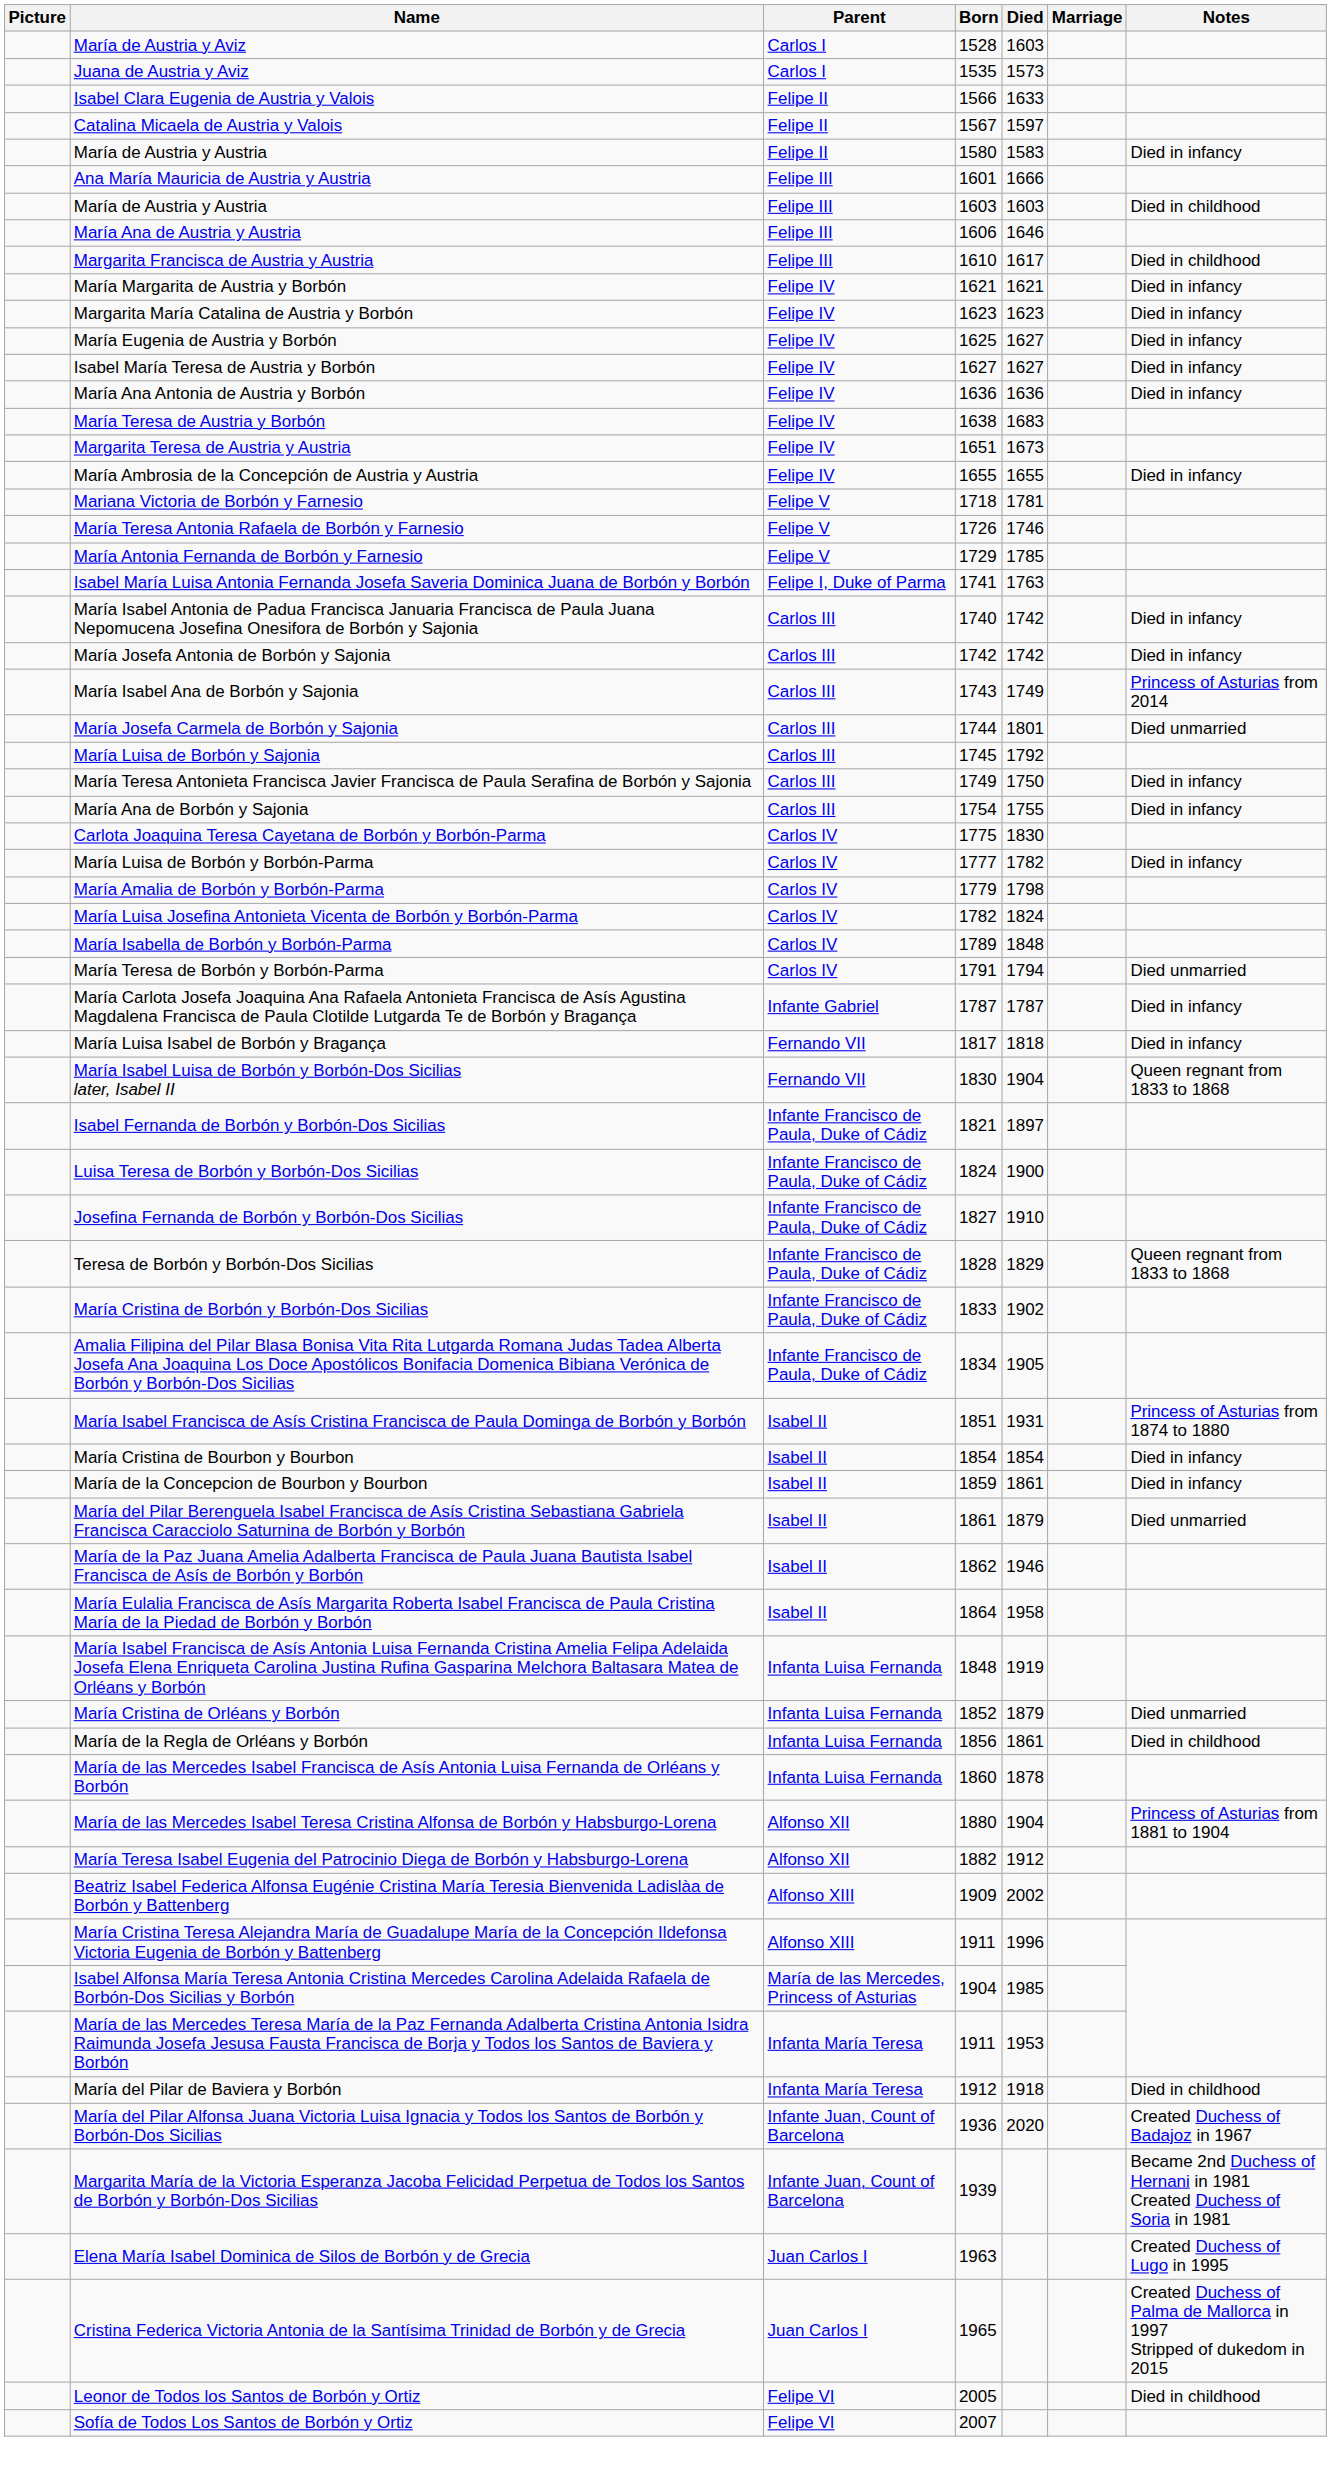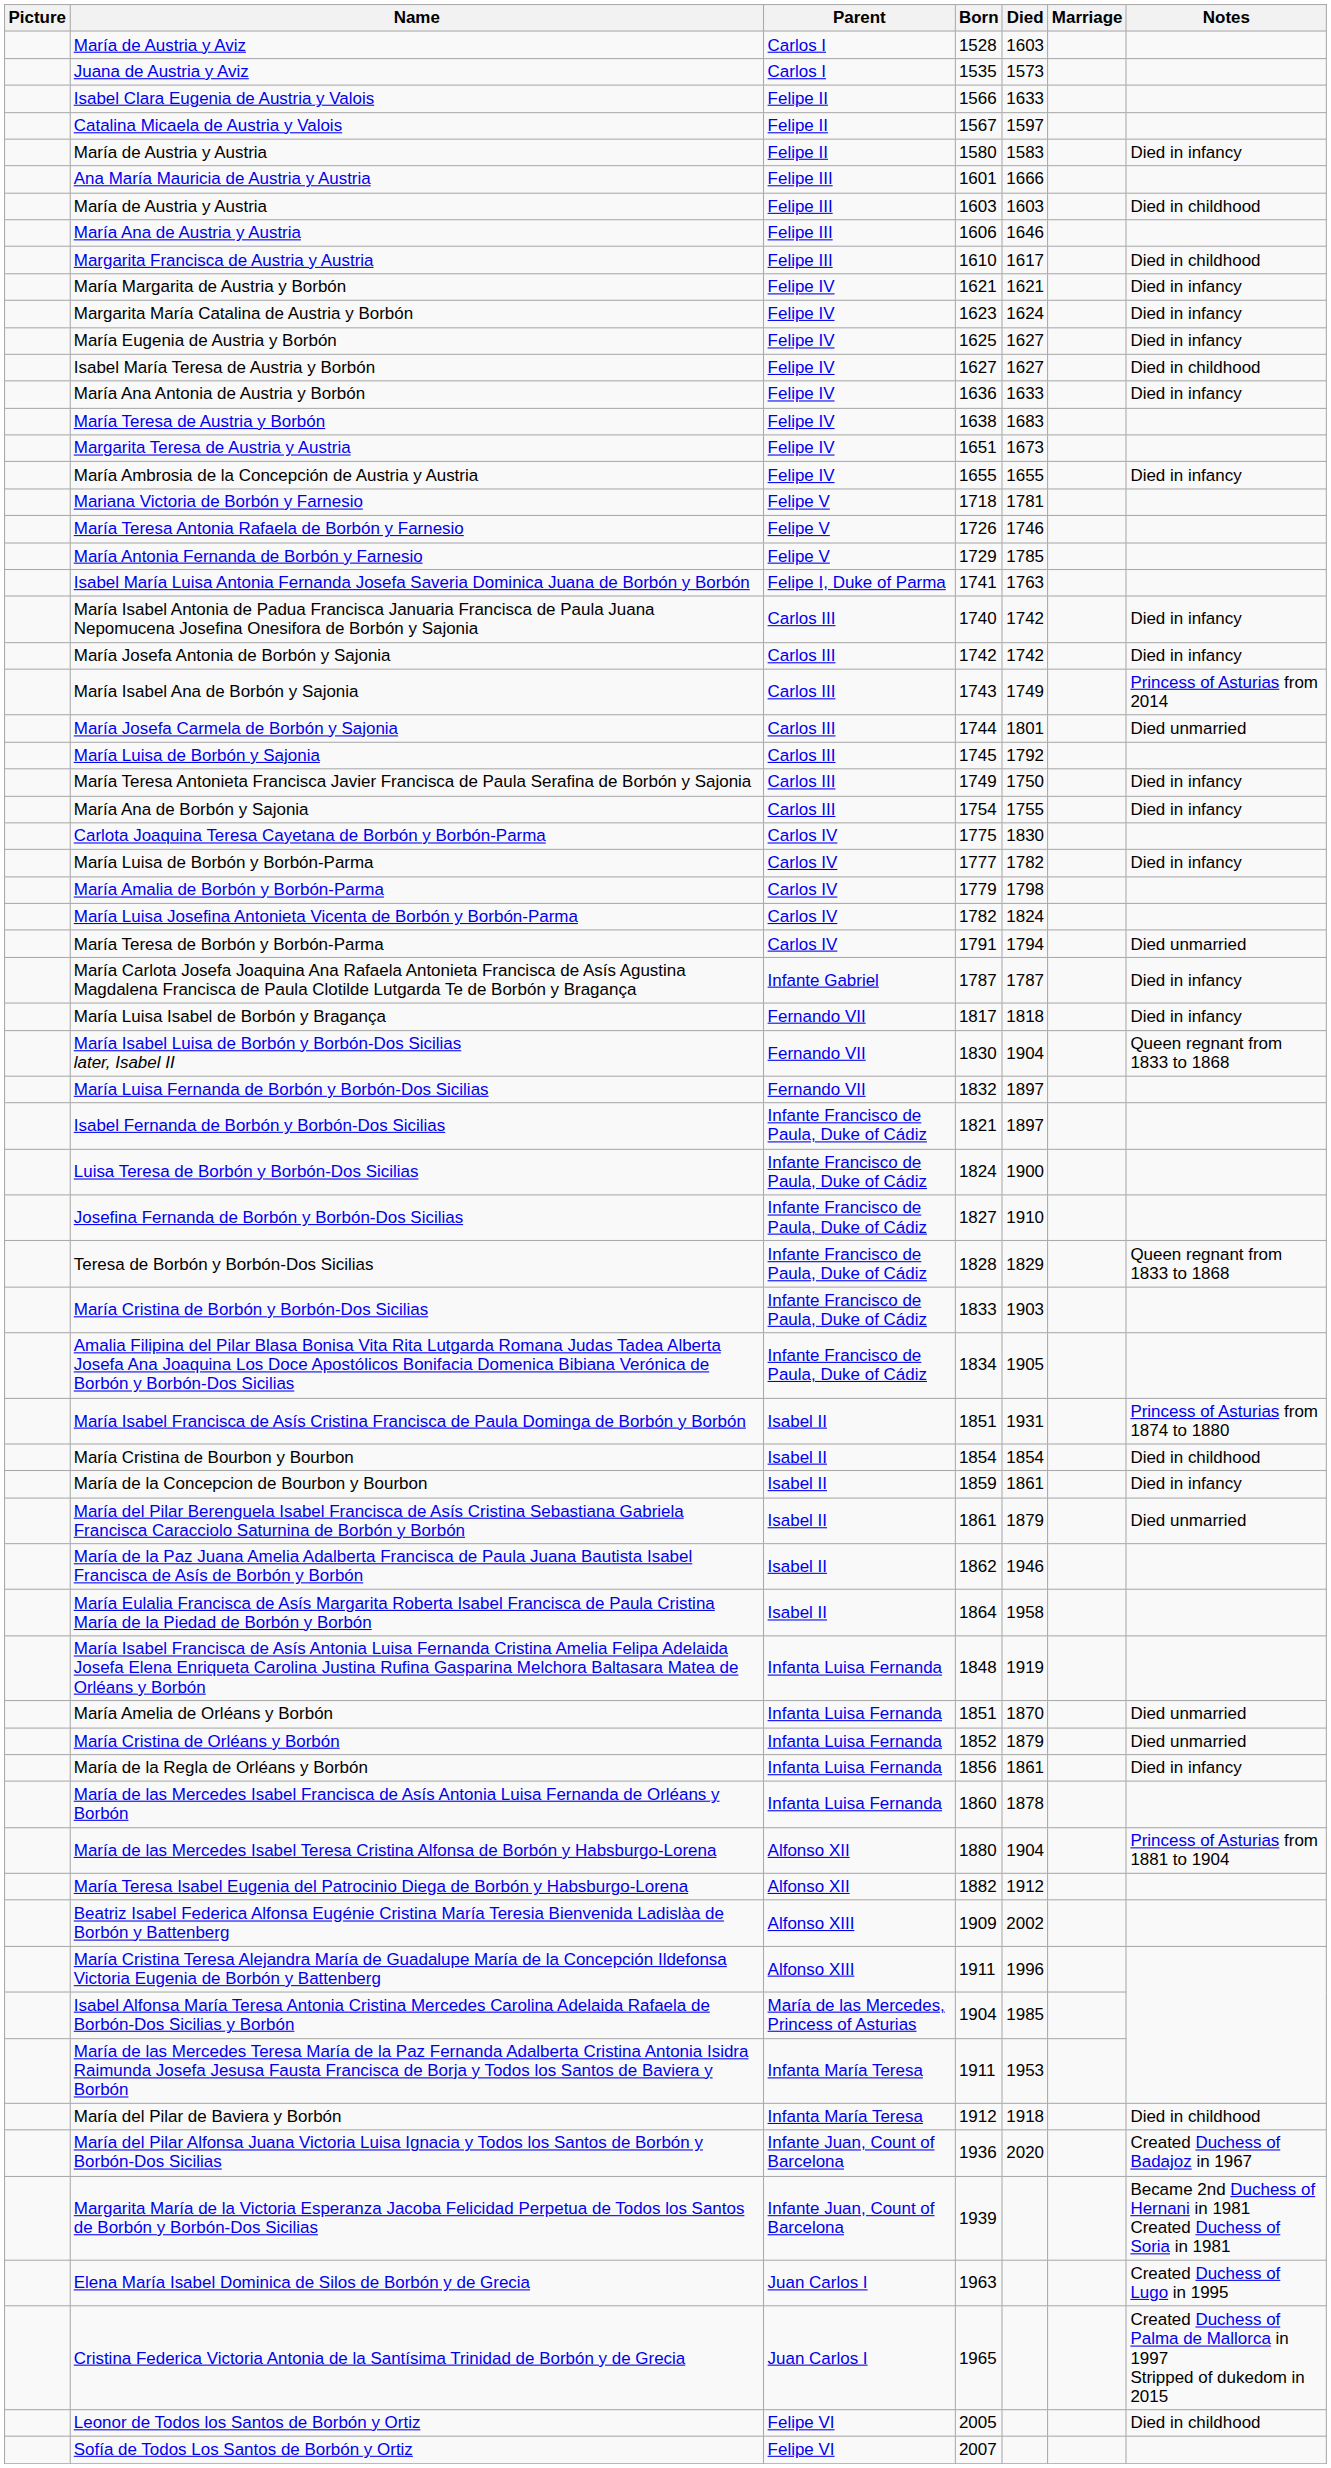(1025, 313) 1623 -> (1025, 313) 1624
(1186, 367) Died in infancy -> (1195, 367) Died in childhood
(1025, 394) 1636 -> (1025, 394) 1633
- row: (233, 943)
+ row: (281, 1089)
(1025, 1309) 1902 -> (1025, 1309) 1903
(1186, 1457) Died in infancy -> (1195, 1457) Died in childhood
+ row: (203, 1714)
(1195, 1740) Died in childhood -> (1186, 1767) Died in infancy
